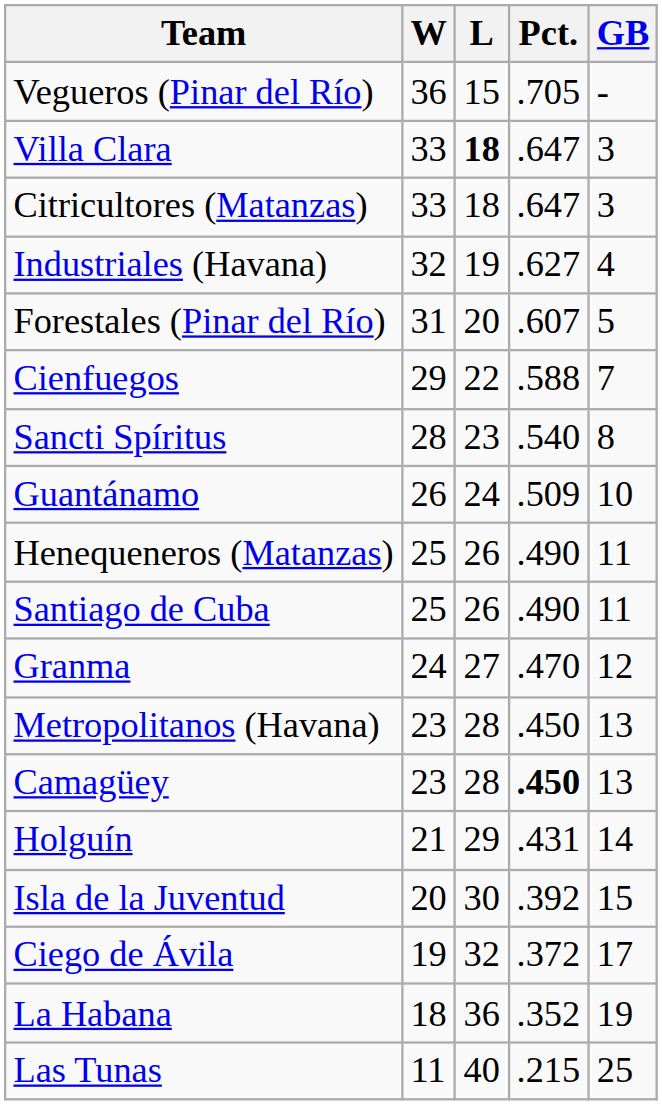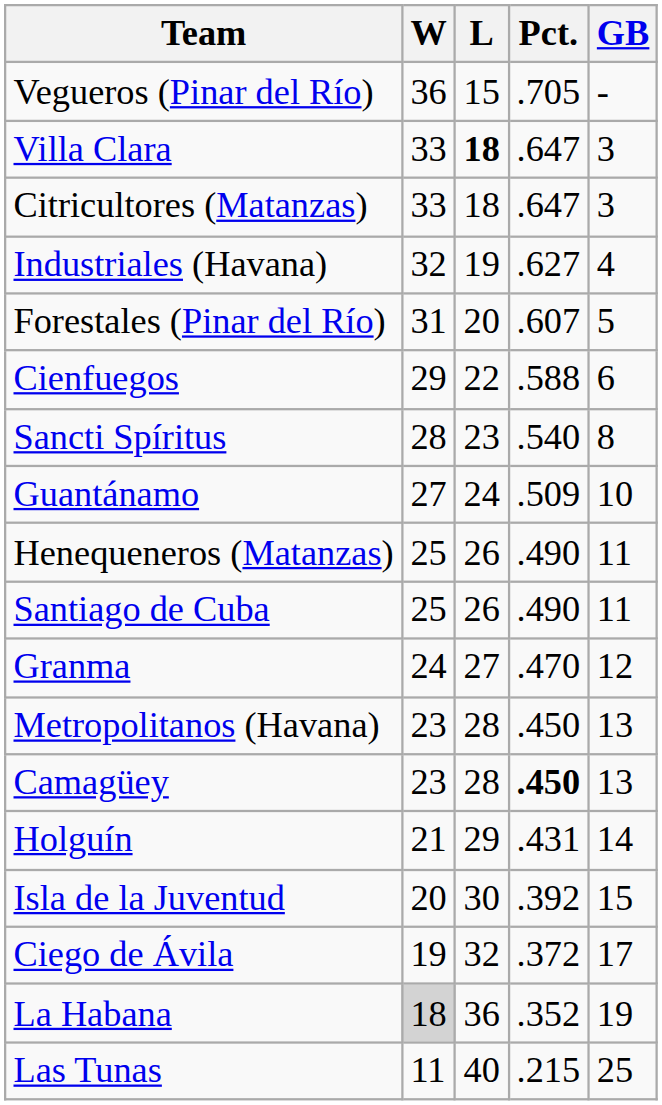(606, 378) 7 -> (606, 378) 6
(429, 494) 26 -> (429, 494) 27
(429, 1012) no background -> (429, 1012) lightgrey background
